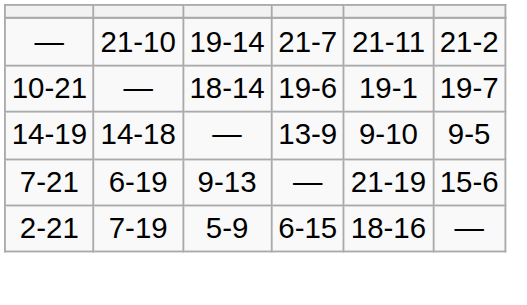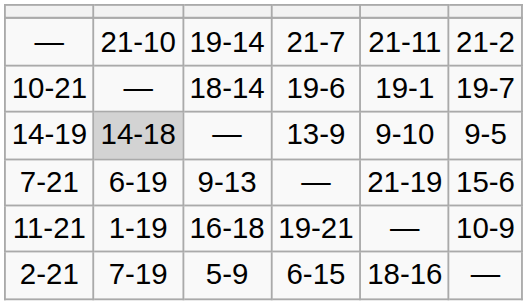(138, 134) no background -> (138, 134) lightgrey background
+ row: (49, 228)
